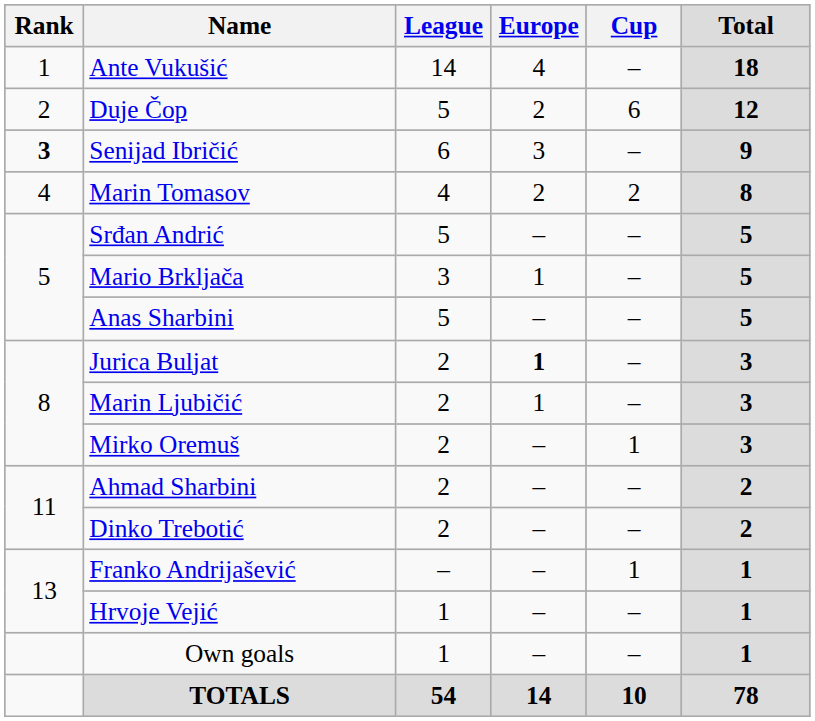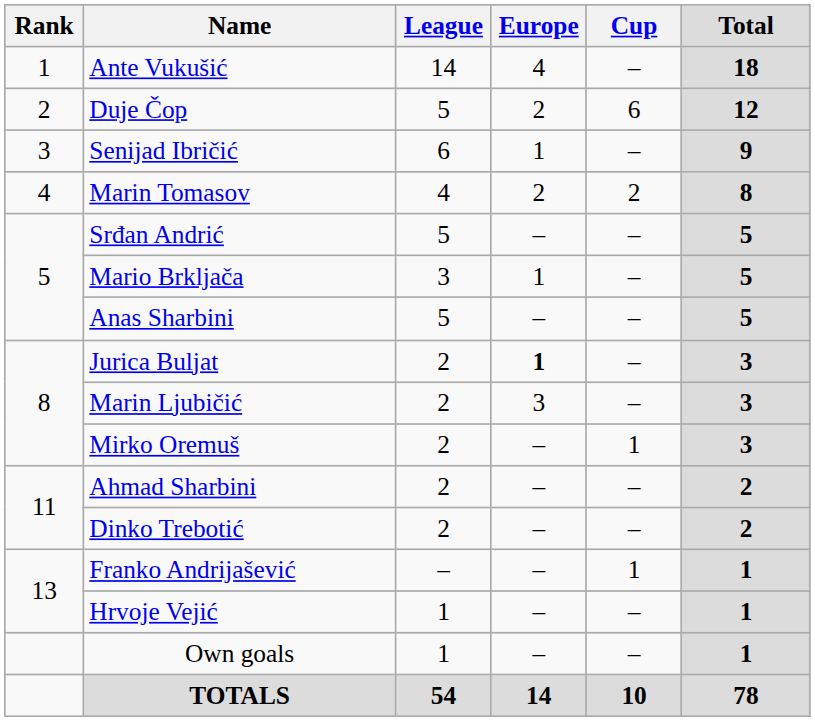(44, 151) bold -> (44, 151) normal
(539, 151) 3 -> (539, 151) 1
(539, 402) 1 -> (539, 402) 3
